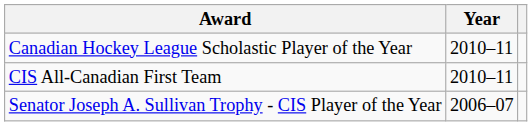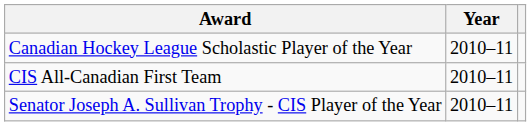(482, 105) 2006–07 -> (481, 105) 2010–11
